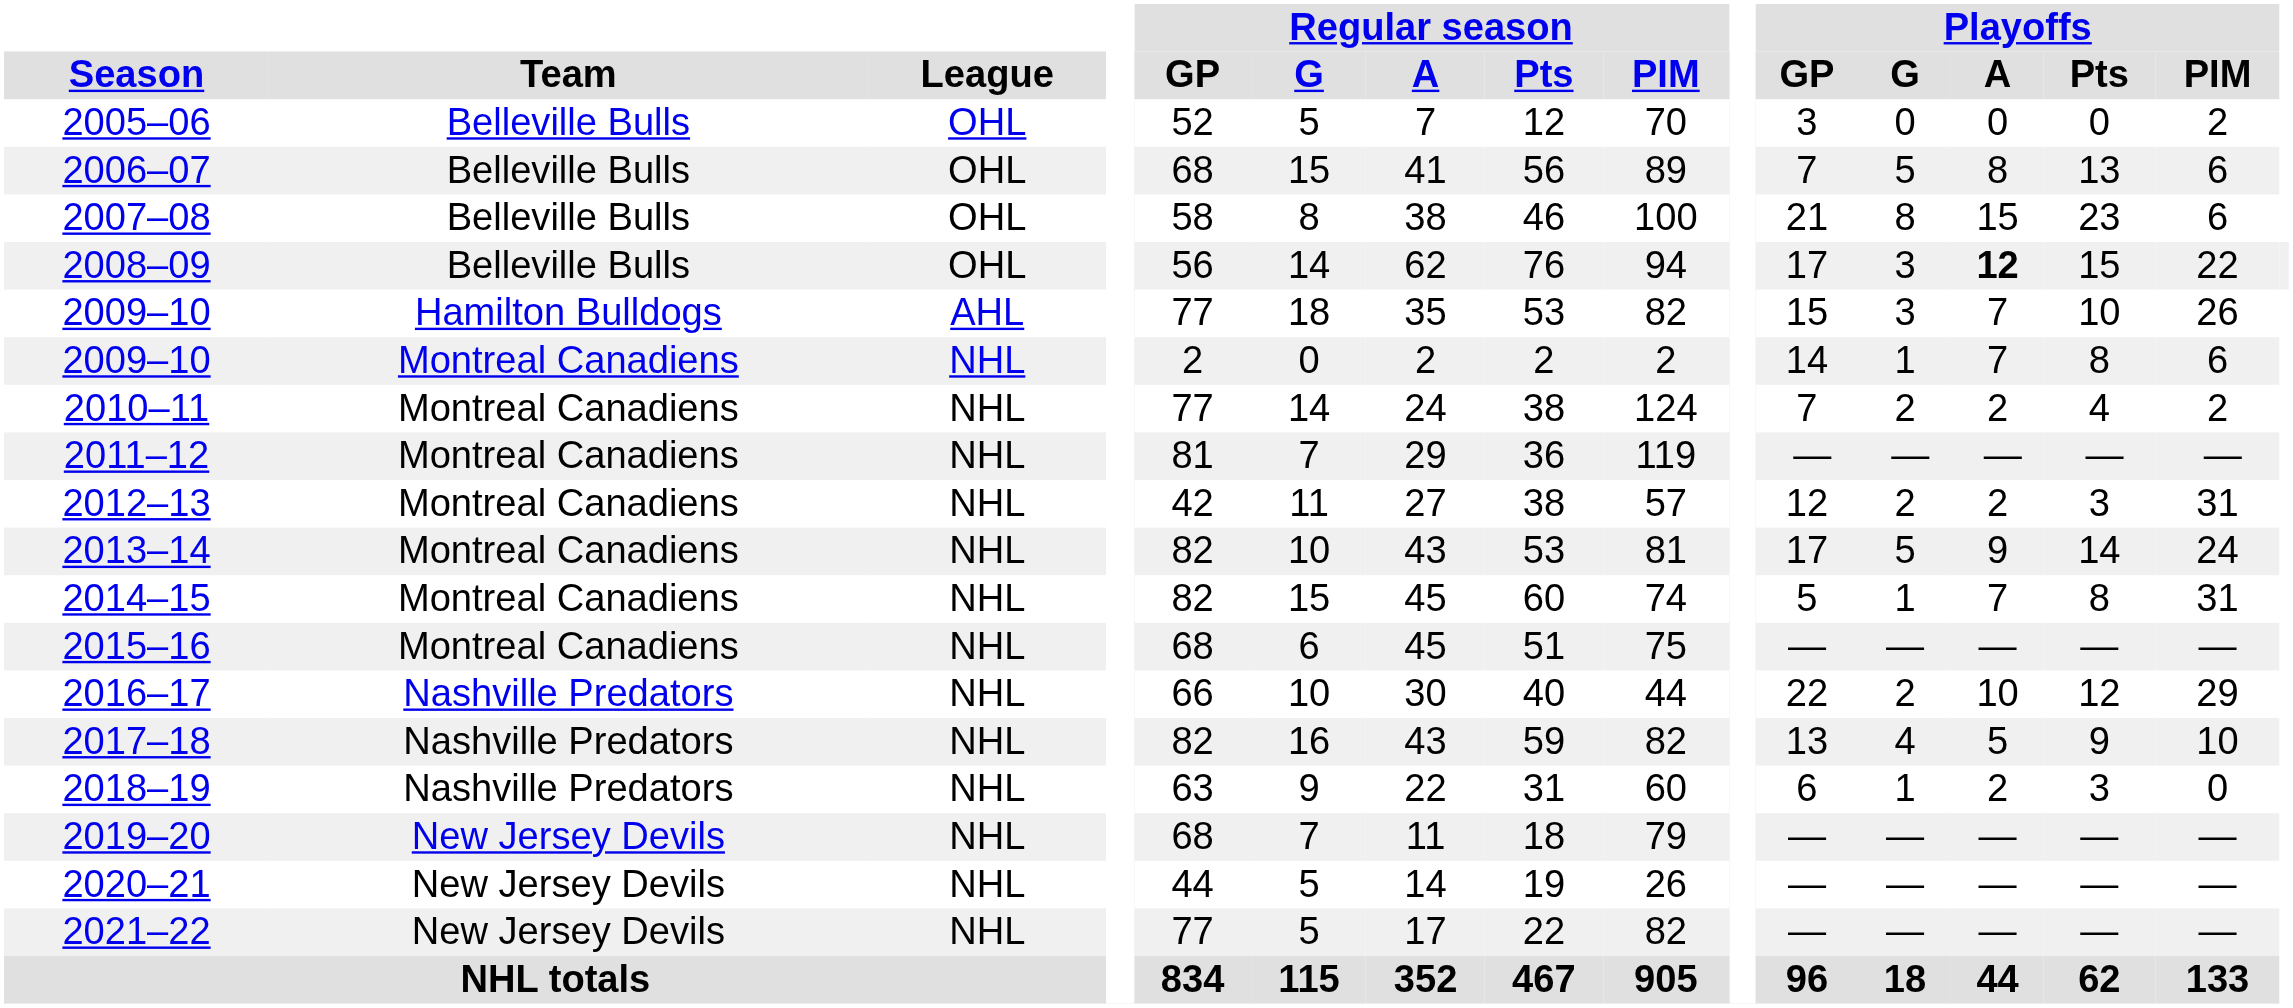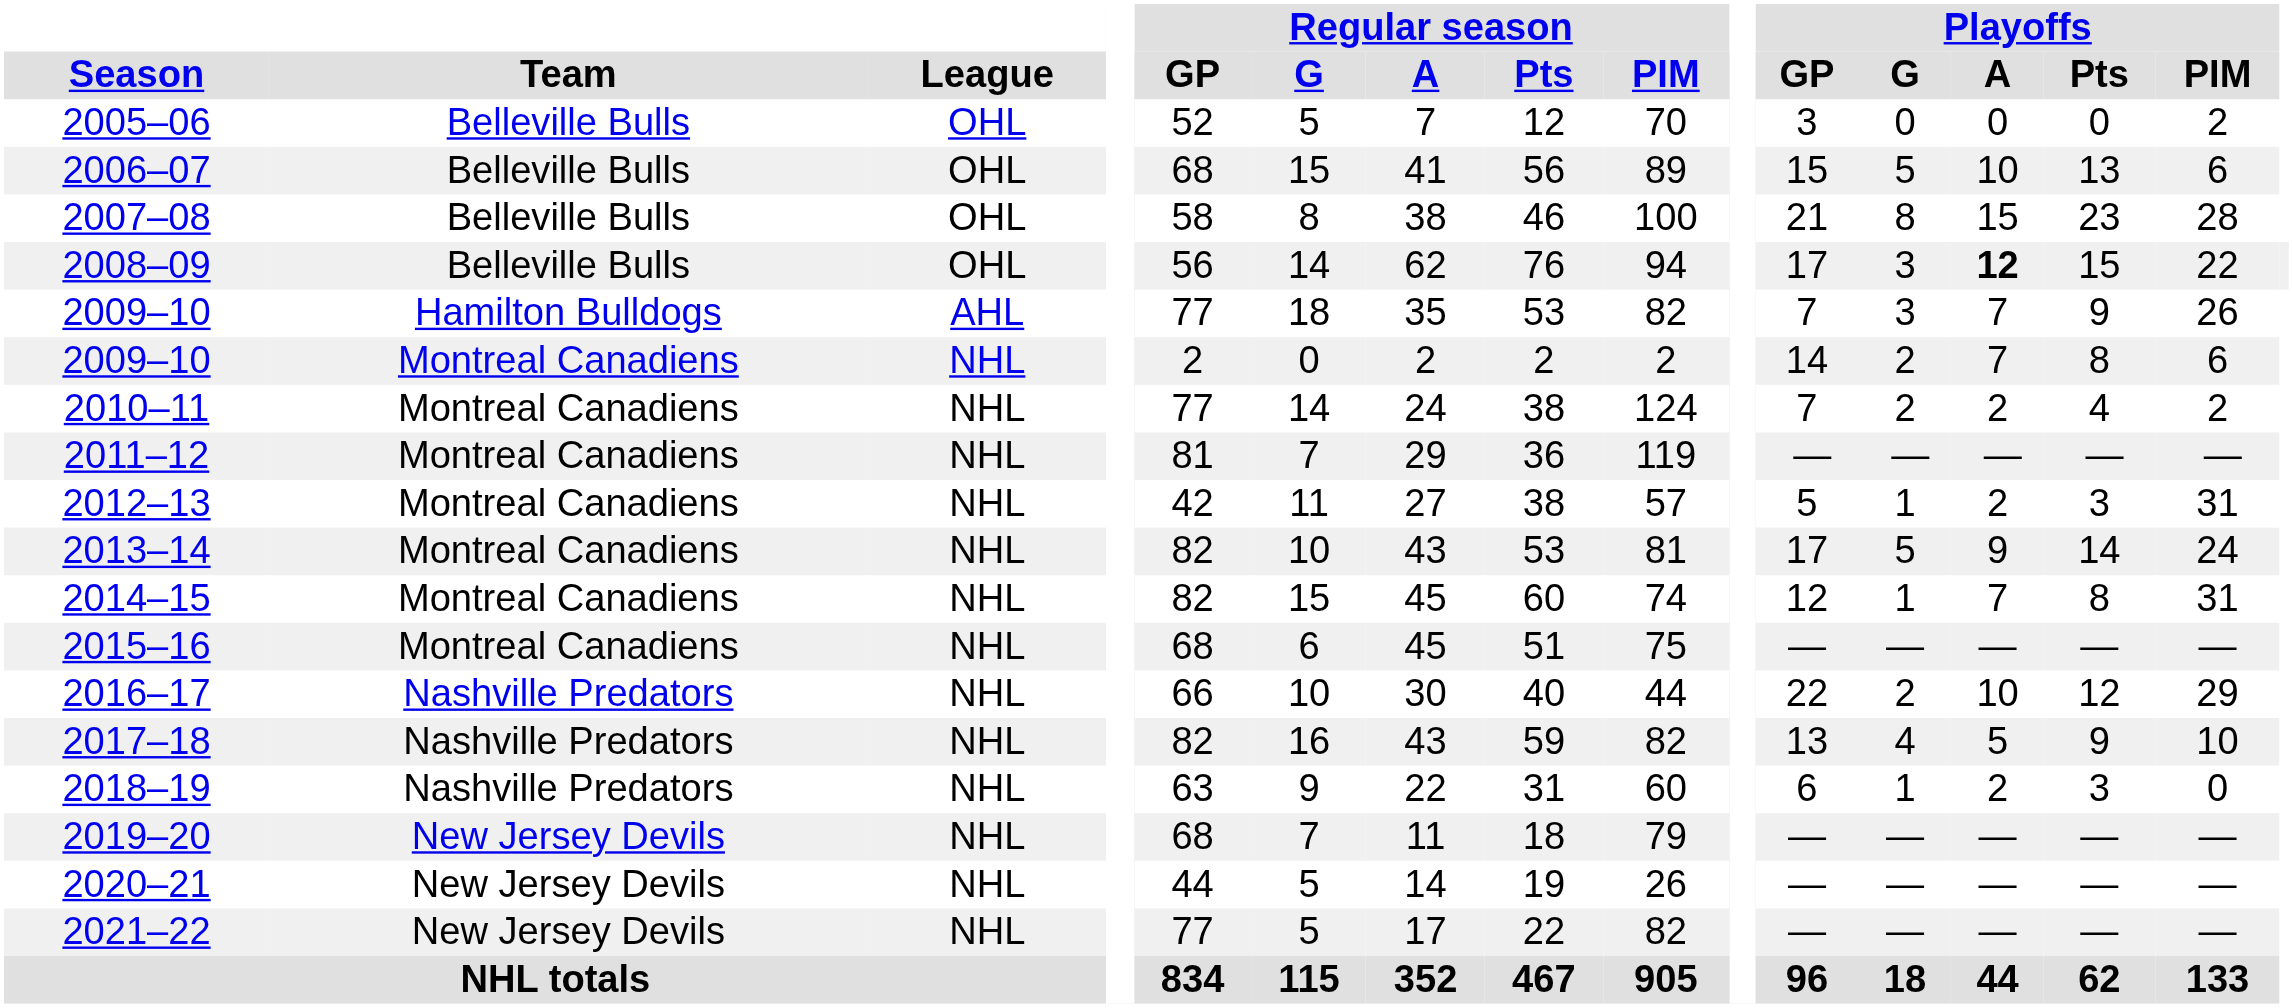(1807, 169) 7 -> (1807, 169) 15
(1998, 169) 8 -> (1998, 169) 10
(2218, 217) 6 -> (2218, 217) 28
(1807, 312) 15 -> (1807, 312) 7
(2099, 312) 10 -> (2099, 312) 9
(1905, 360) 1 -> (1905, 360) 2
(1807, 503) 12 -> (1807, 503) 5
(1905, 503) 2 -> (1905, 503) 1
(1807, 598) 5 -> (1807, 598) 12
